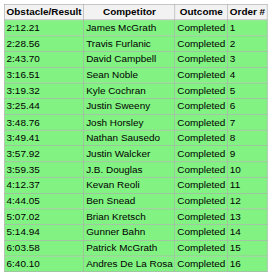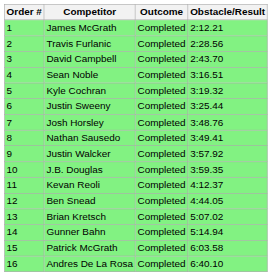columns swapped: (247, 12) <-> (44, 12)
